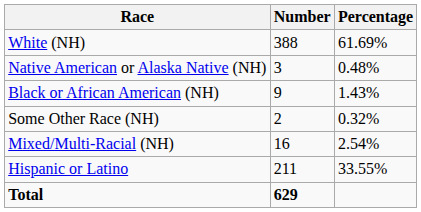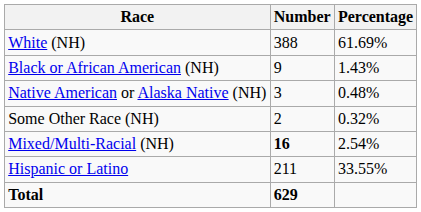rows swapped: (113, 93) <-> (137, 67)
(282, 144) normal -> (282, 144) bold
